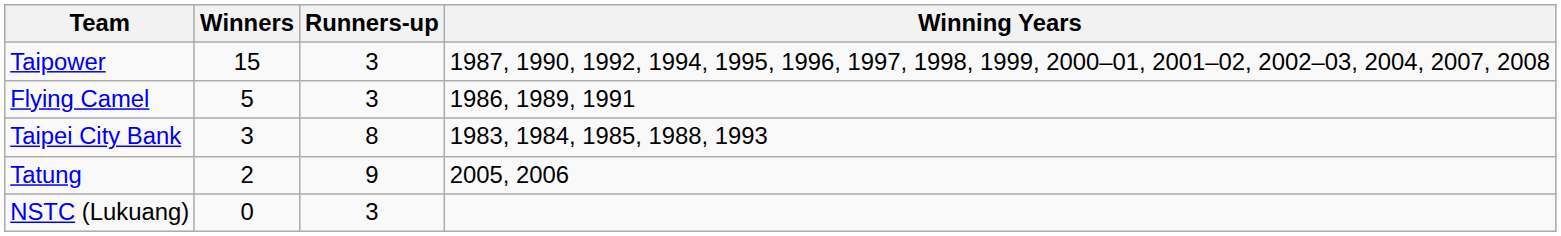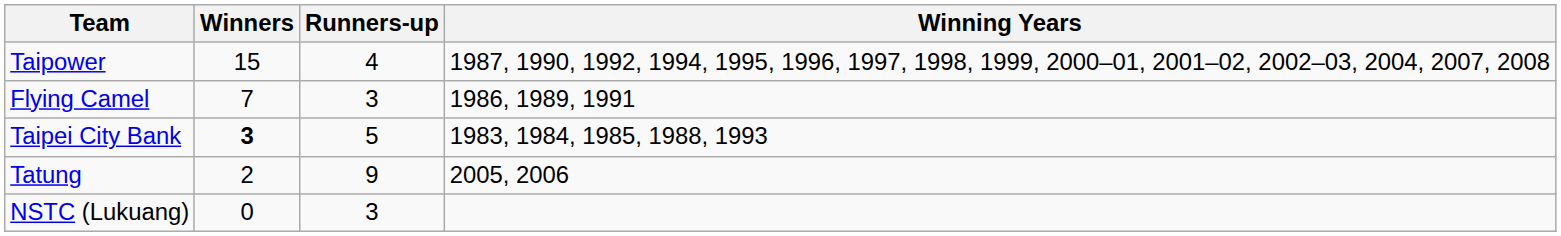(372, 61) 3 -> (372, 61) 4
(247, 99) 5 -> (247, 99) 7
(247, 136) normal -> (247, 136) bold
(372, 136) 8 -> (372, 136) 5
